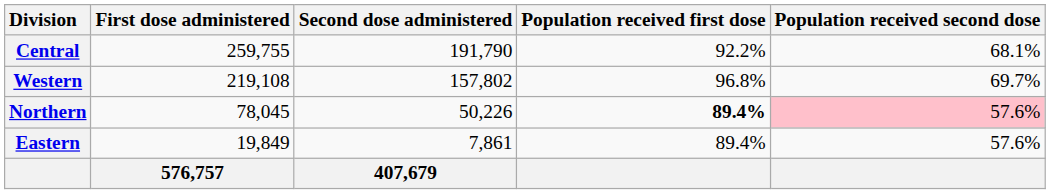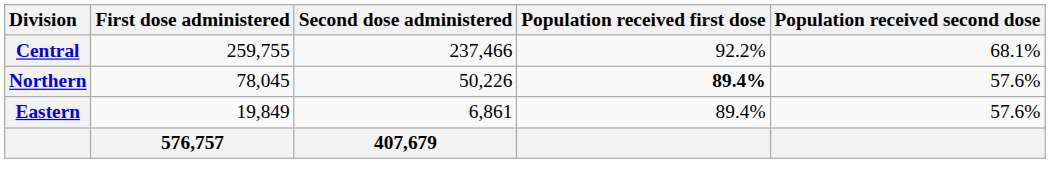(481, 50) 191,790 -> (481, 50) 237,466
- row: (48, 81)
(1015, 111) pink background -> (1015, 81) no background
(491, 142) 7,861 -> (491, 111) 6,861
